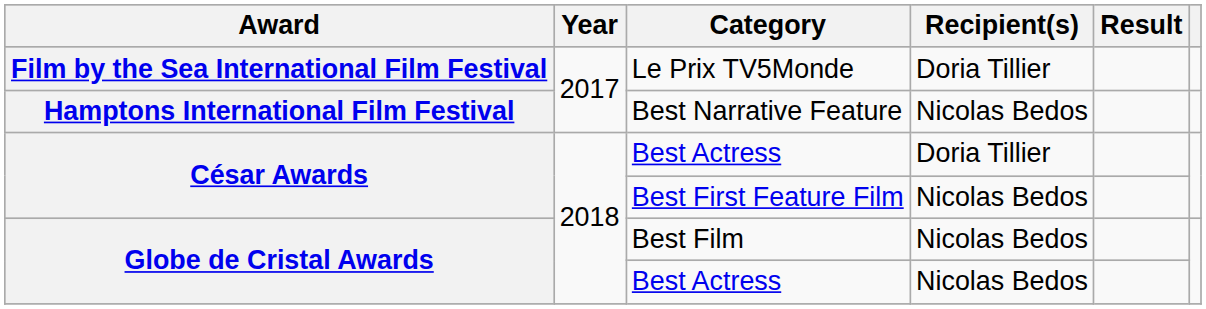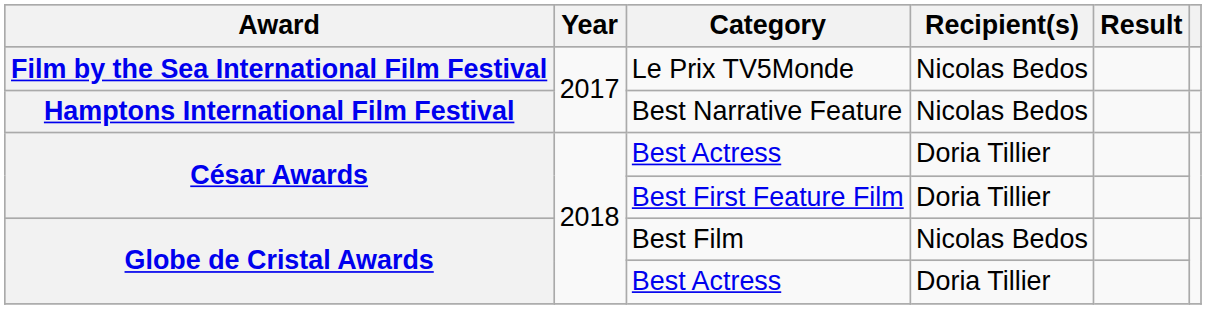(983, 68) Doria Tillier -> (1002, 68) Nicolas Bedos
(1002, 196) Nicolas Bedos -> (983, 196) Doria Tillier
(1002, 281) Nicolas Bedos -> (983, 281) Doria Tillier
